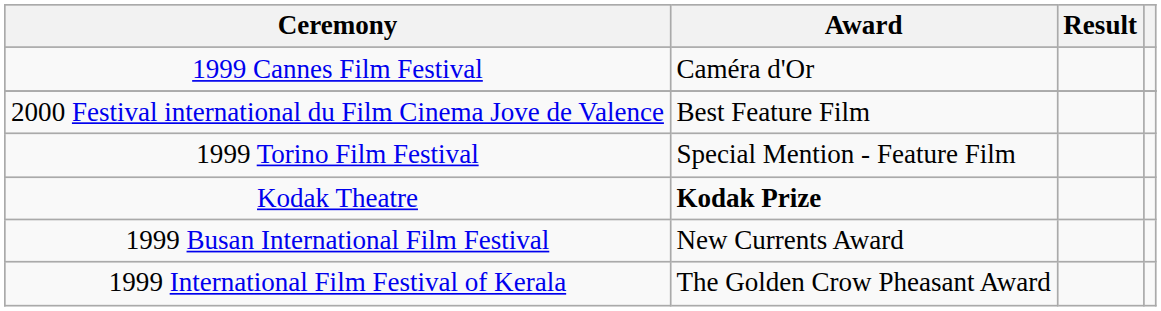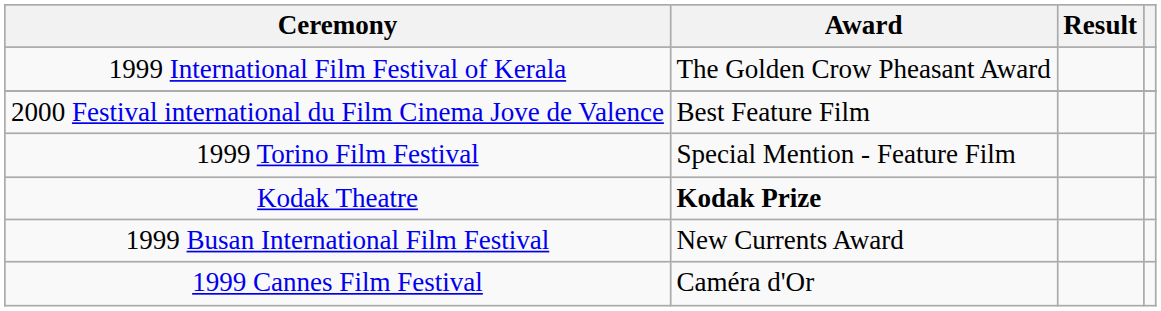rows swapped: (337, 68) <-> (337, 283)
